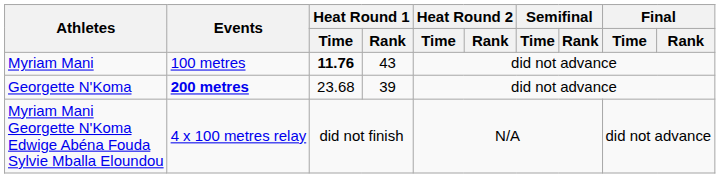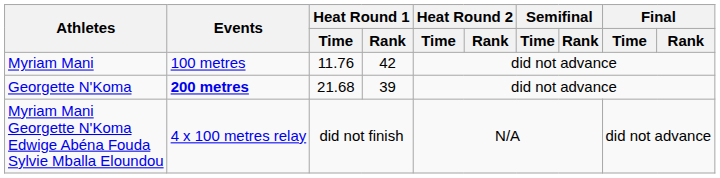(336, 64) bold -> (336, 64) normal
(388, 64) 43 -> (388, 64) 42
(336, 88) 23.68 -> (336, 88) 21.68
